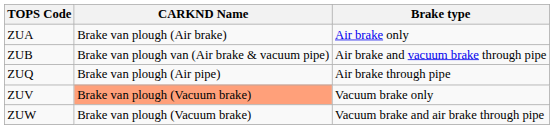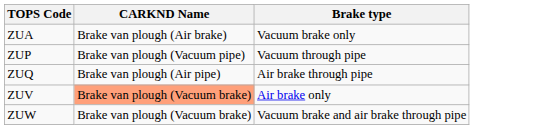(372, 34) Air brake only -> (306, 34) Vacuum brake only
- row: (20, 54)
+ row: (19, 54)
(384, 94) Vacuum brake only -> (294, 94) Air brake only
